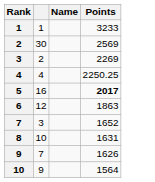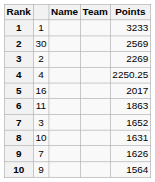+ column: (95, 12)
(107, 91) bold -> (137, 91) normal
(41, 106) 12 -> (41, 106) 11
